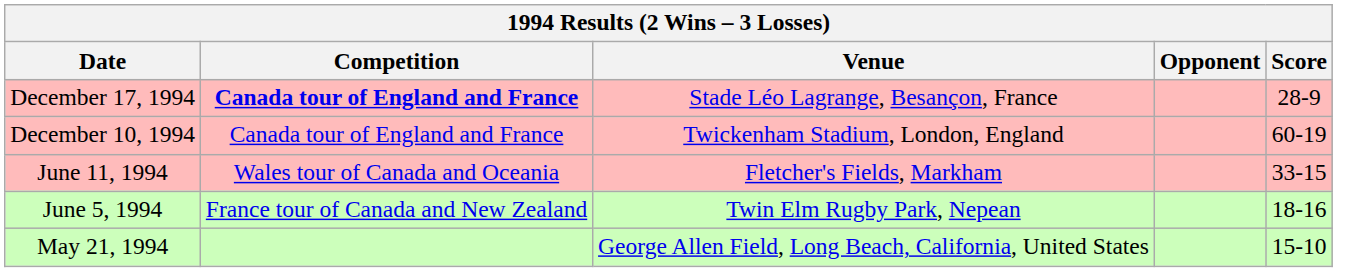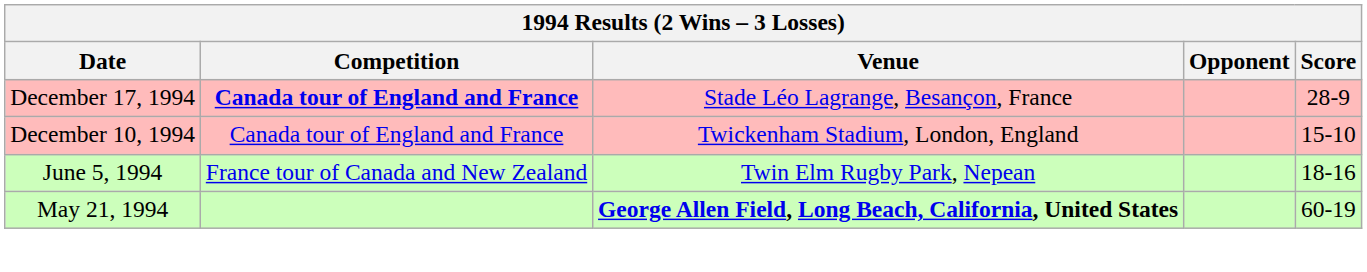(1299, 135) 60-19 -> (1328, 135) 15-10
- row: (103, 172)
(874, 246) normal -> (888, 209) bold
(1299, 246) 15-10 -> (1328, 209) 60-19
